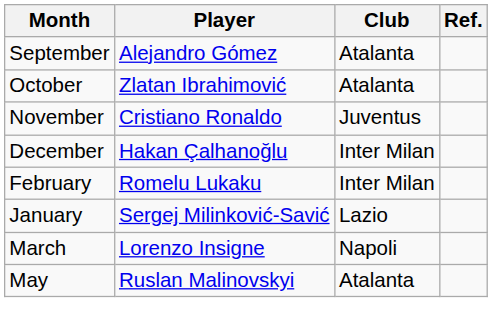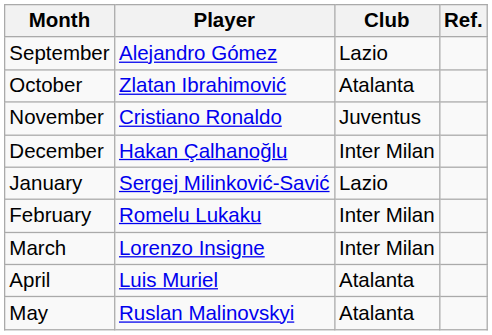(377, 53) Atalanta -> (363, 53) Lazio
rows swapped: (46, 215) <-> (50, 183)
(368, 248) Napoli -> (387, 248) Inter Milan
+ row: (30, 280)
